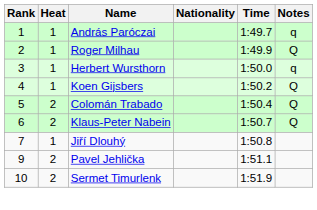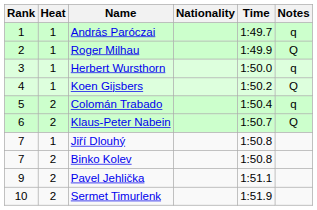(294, 104) Q -> (294, 104) q
+ row: (101, 159)
